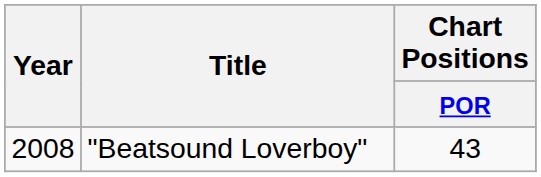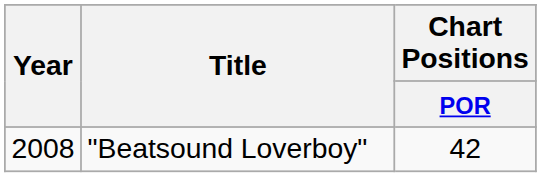(465, 148) 43 -> (465, 148) 42
